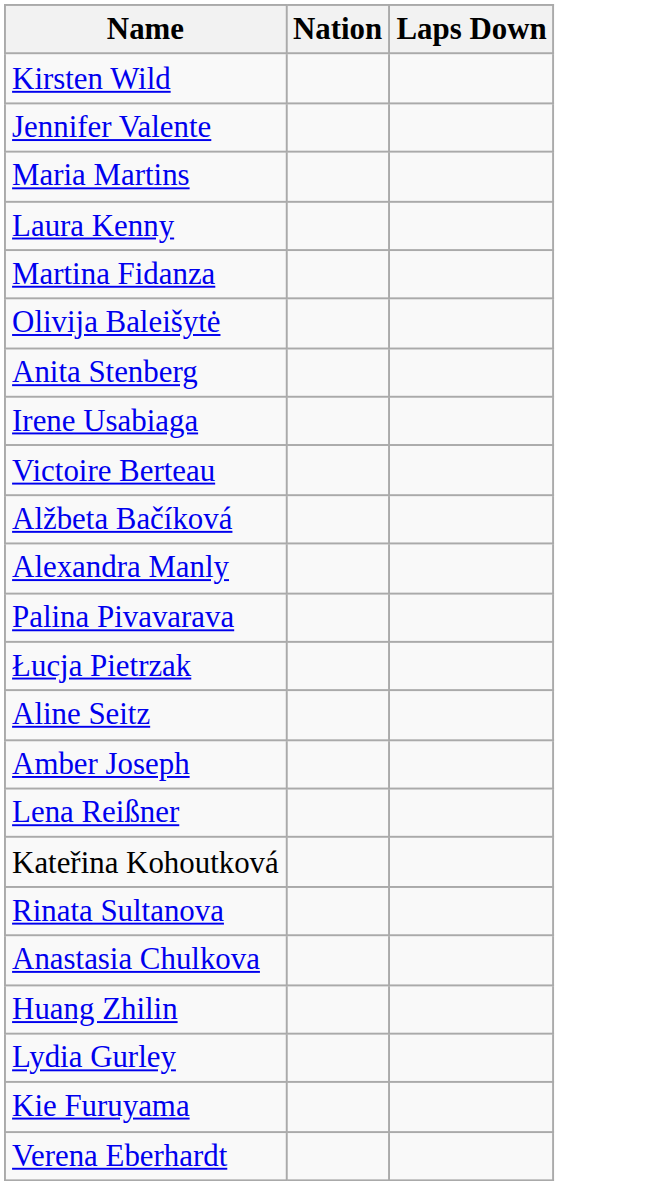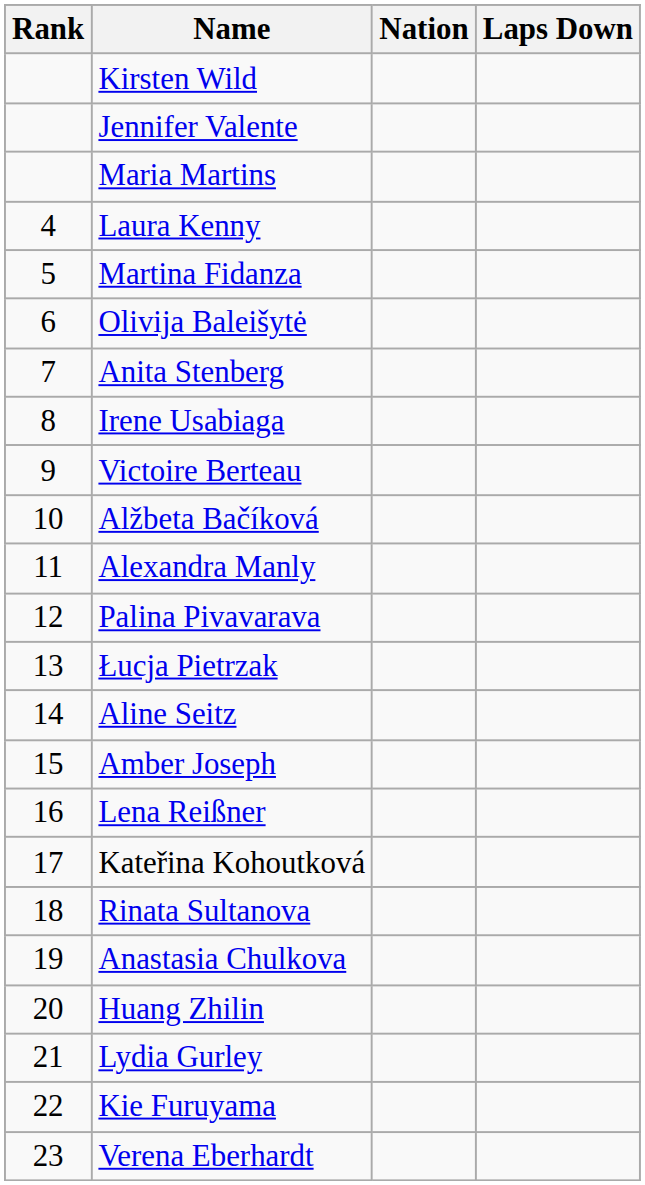+ column: (48, 28)
